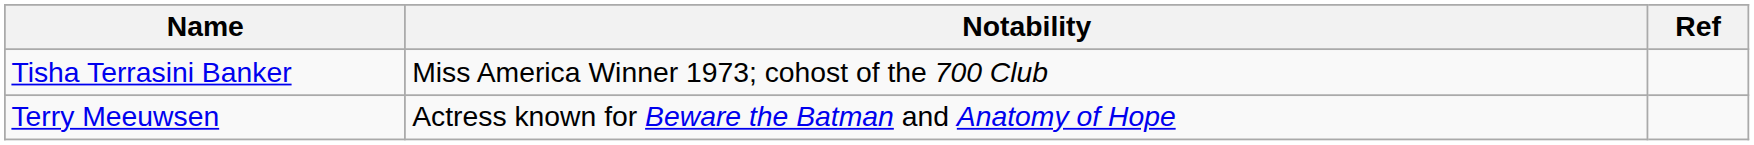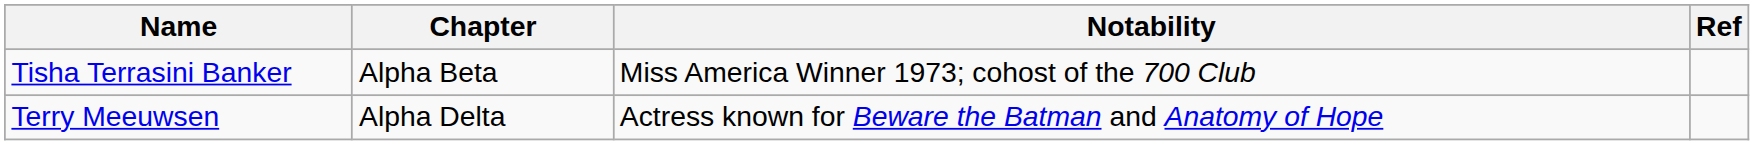+ column: (483, 26)
